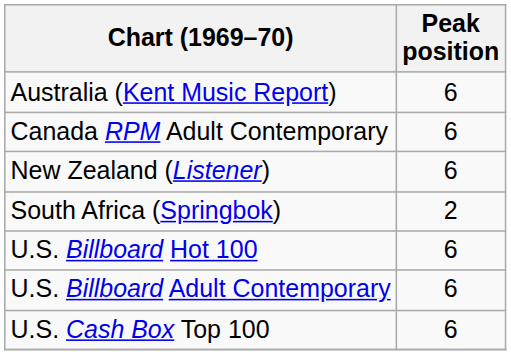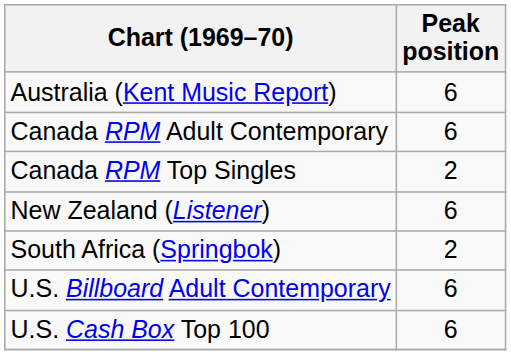+ row: (153, 171)
- row: (134, 250)
